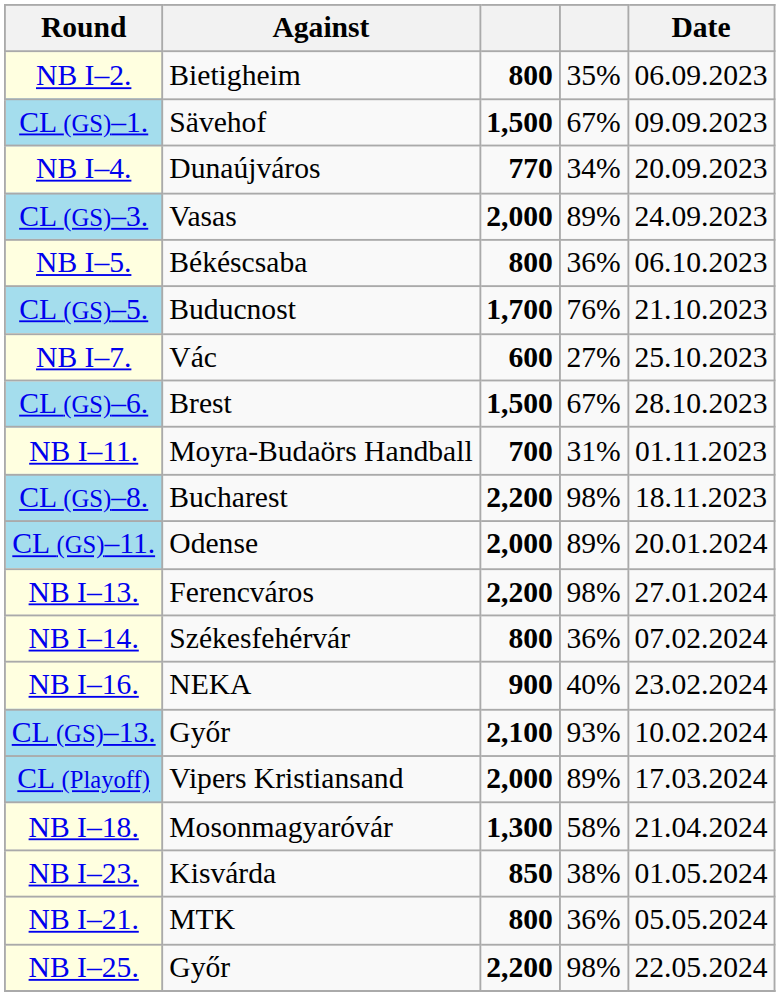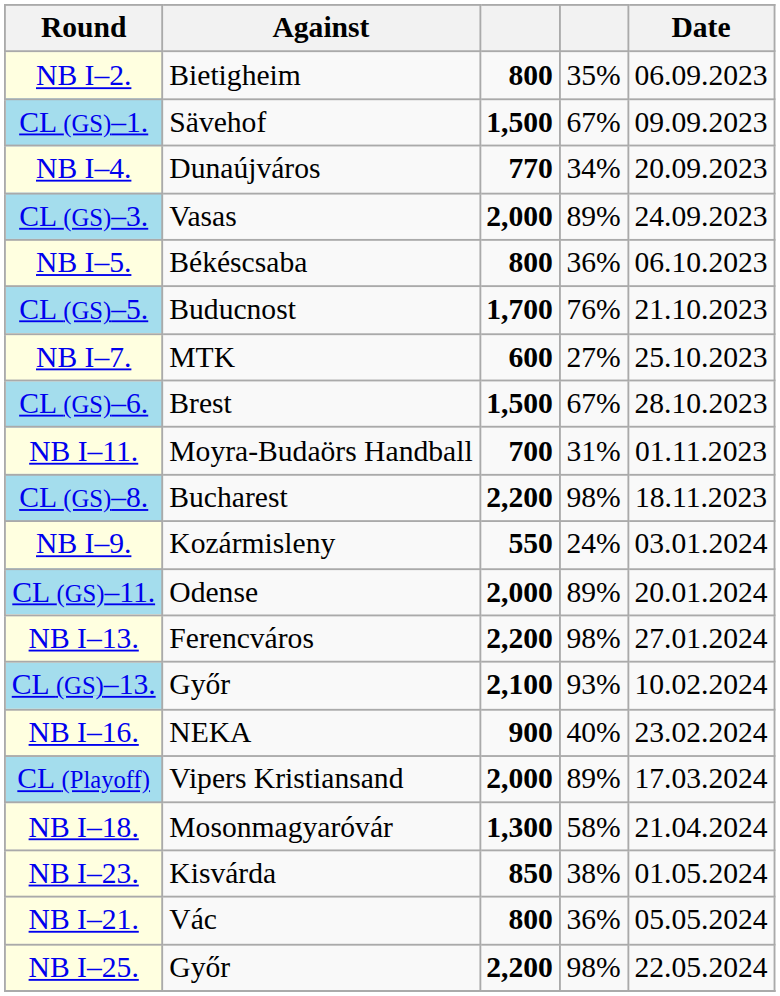(193, 356) Vác -> (202, 356) MTK
+ row: (84, 544)
- row: (84, 638)
rows swapped: (84, 732) <-> (84, 685)
(202, 919) MTK -> (193, 919) Vác
